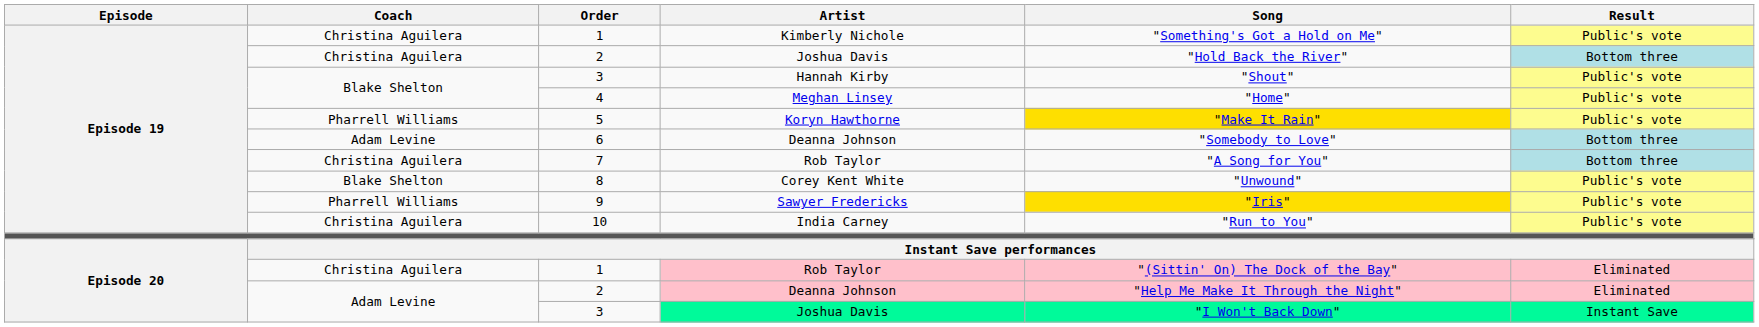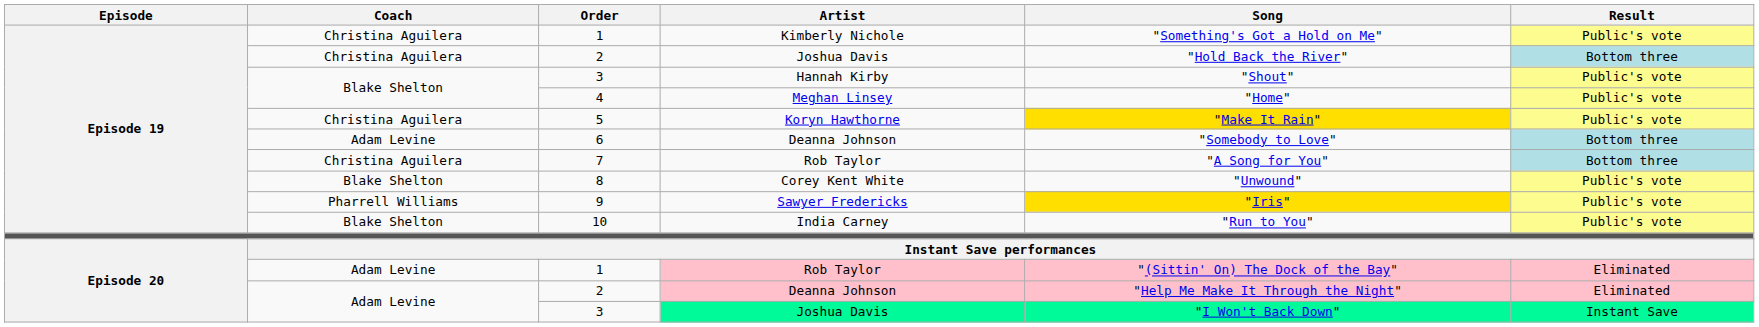(393, 119) Pharrell Williams -> (393, 119) Christina Aguilera
(393, 223) Christina Aguilera -> (393, 223) Blake Shelton
(393, 270) Christina Aguilera -> (393, 270) Adam Levine
